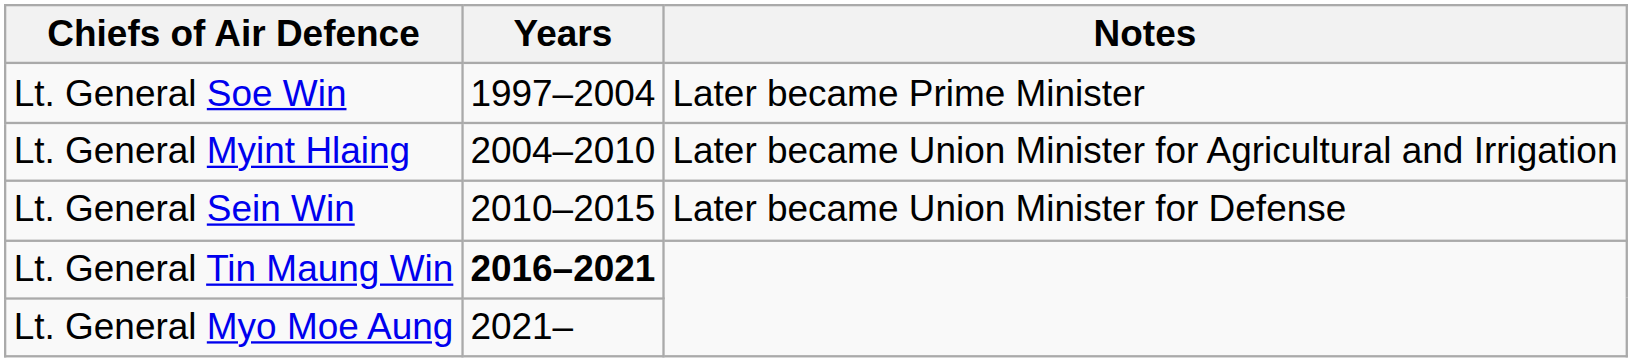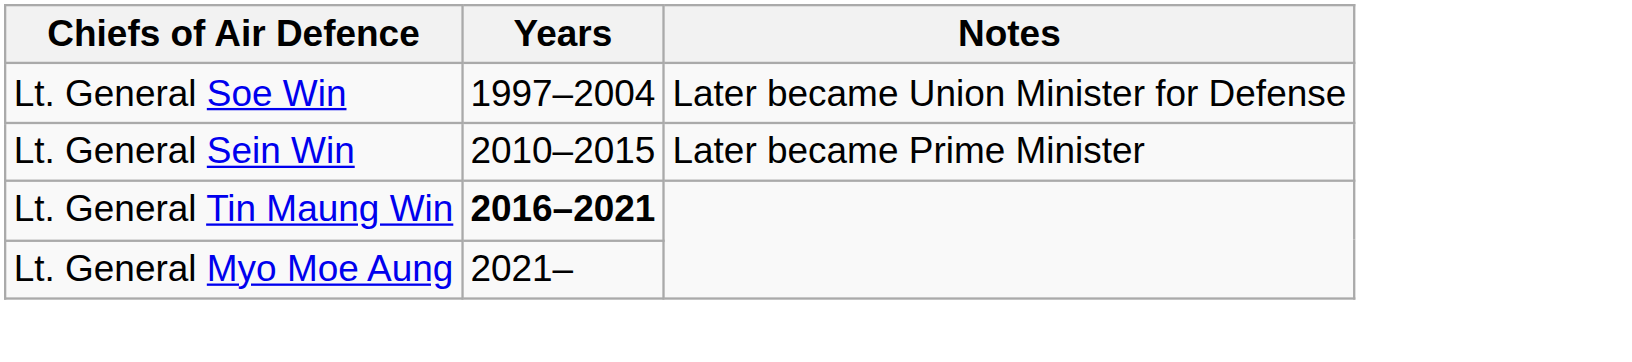(909, 92) Later became Prime Minister -> (1009, 92) Later became Union Minister for Defense
- row: (212, 151)
(1009, 209) Later became Union Minister for Defense -> (909, 151) Later became Prime Minister
